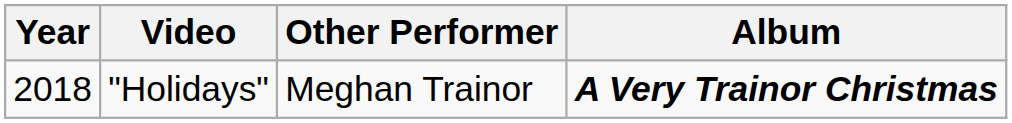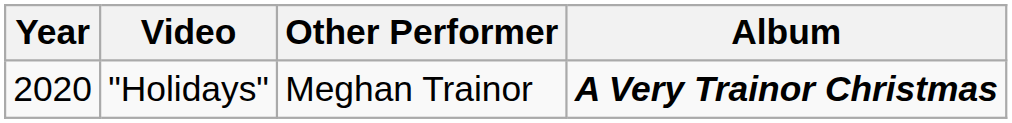(53, 88) 2018 -> (53, 88) 2020
